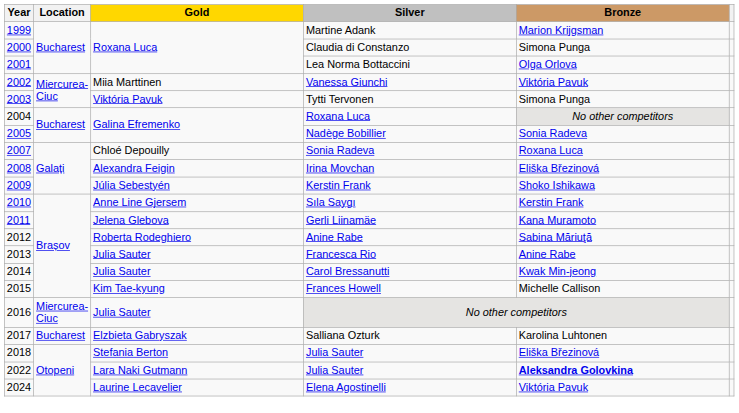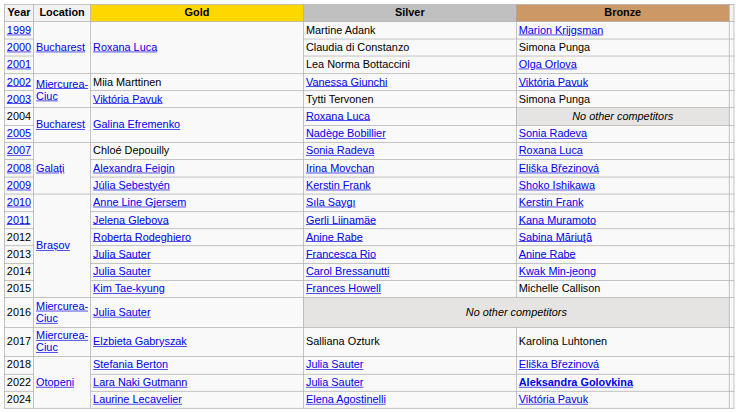(61, 335) Bucharest -> (62, 342) Miercurea-Ciuc
